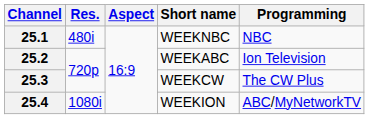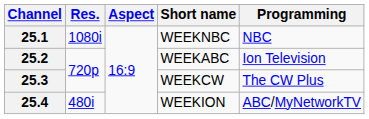(81, 37) 480i -> (85, 37) 1080i
(85, 102) 1080i -> (81, 102) 480i
